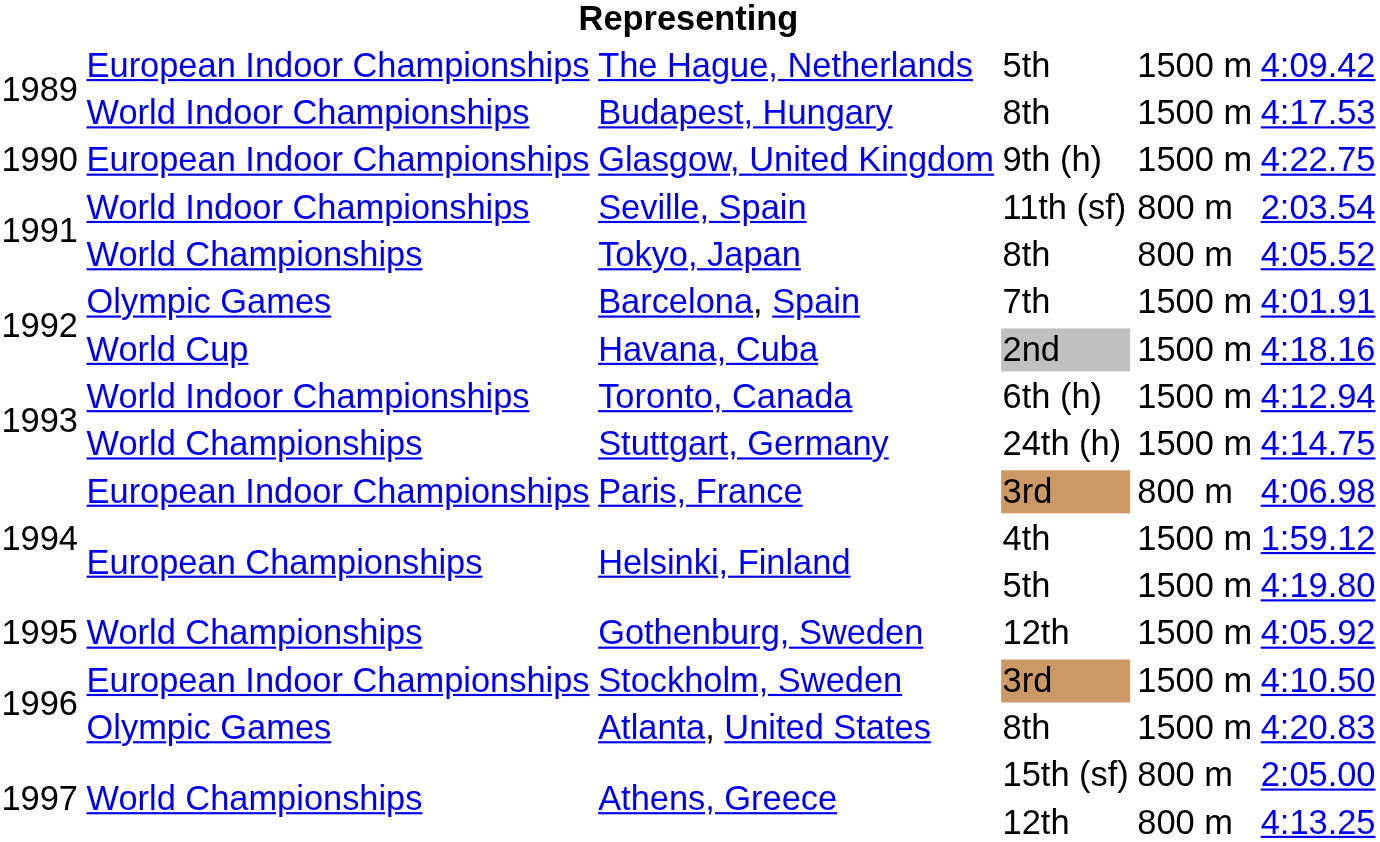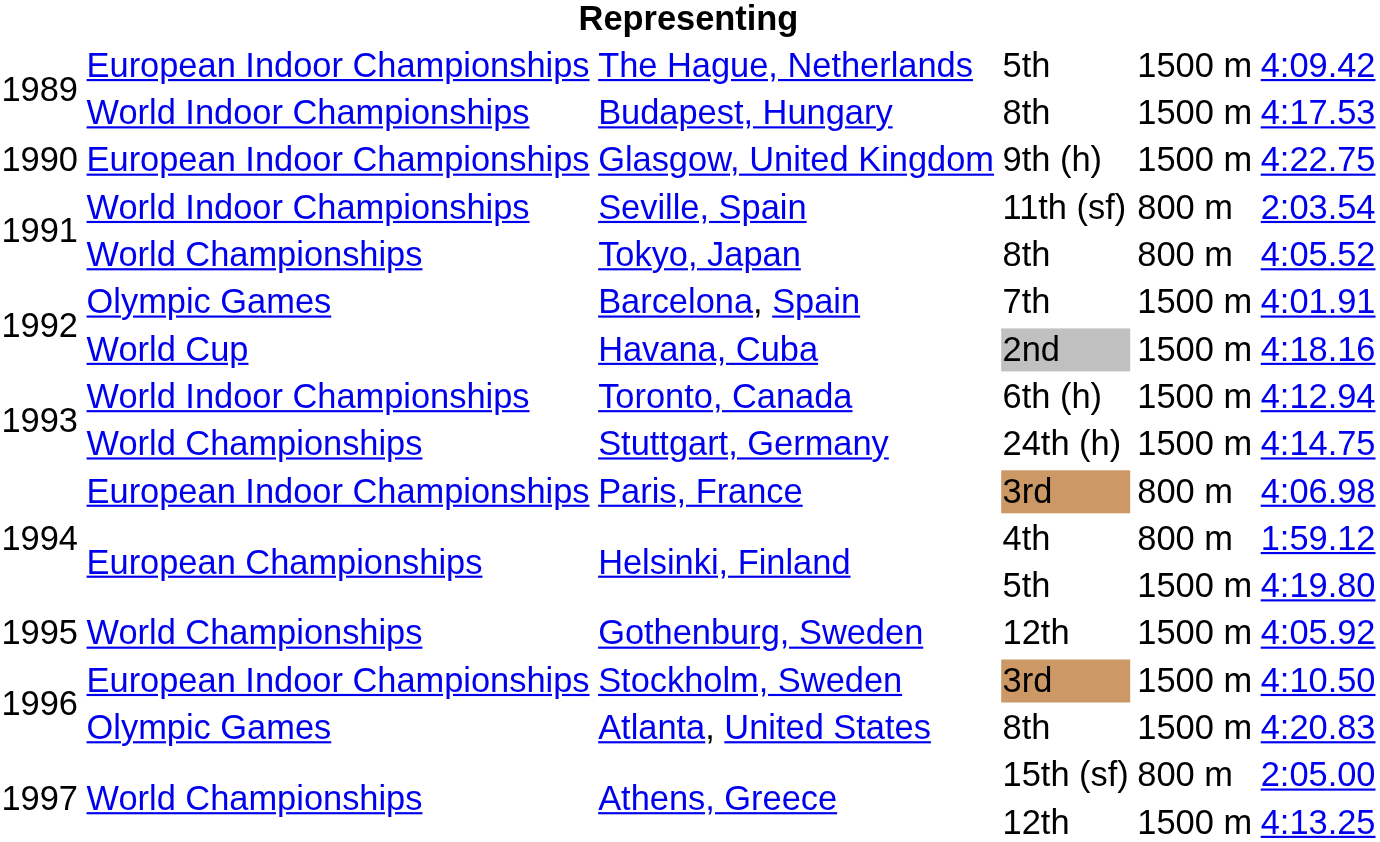(1195, 538) 1500 m -> (1185, 538) 800 m
(1185, 822) 800 m -> (1195, 822) 1500 m
